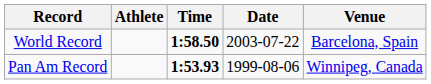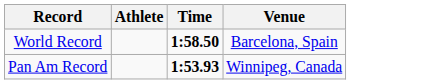- column: (263, 16)
